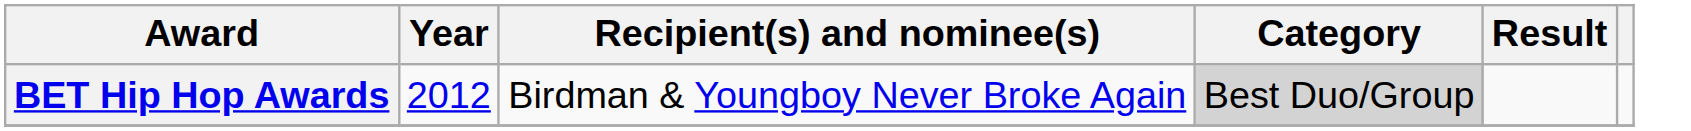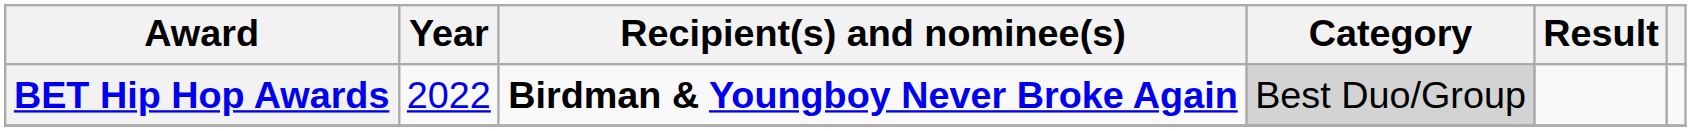(449, 94) 2012 -> (449, 94) 2022
(847, 94) normal -> (873, 94) bold
